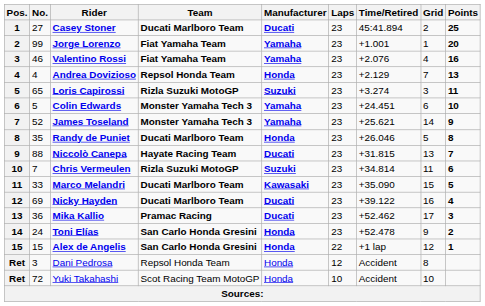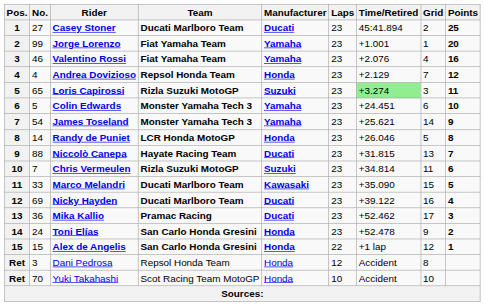(453, 75) 13 -> (453, 75) 12
(374, 91) no background -> (374, 91) lightgreen background
(38, 122) 52 -> (38, 122) 54
(38, 137) 35 -> (38, 137) 14
(192, 137) Ducati Marlboro Team -> (188, 137) LCR Honda MotoGP
(38, 278) 72 -> (38, 278) 70
